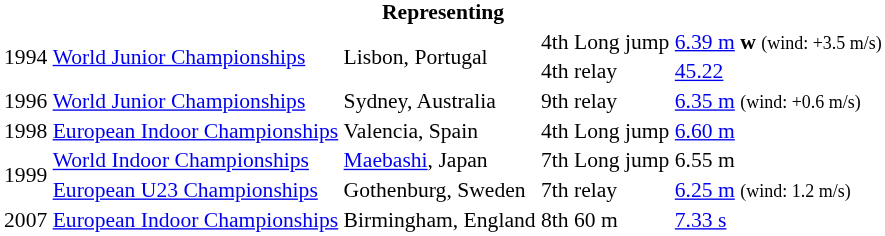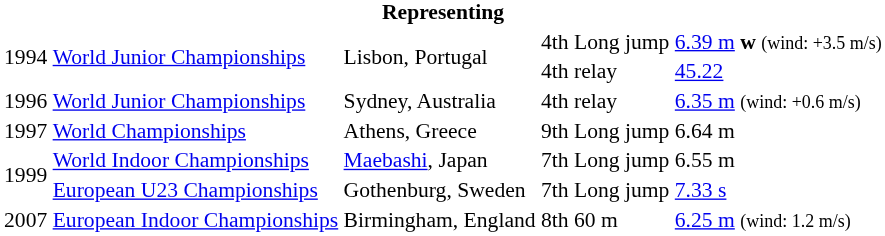(555, 101) 9th -> (555, 101) 4th
+ row: (26, 130)
- row: (26, 130)
(596, 190) relay -> (622, 190) Long jump
(763, 190) 6.25 m (wind: 1.2 m/s) -> (701, 190) 7.33 s
(701, 219) 7.33 s -> (763, 219) 6.25 m (wind: 1.2 m/s)
